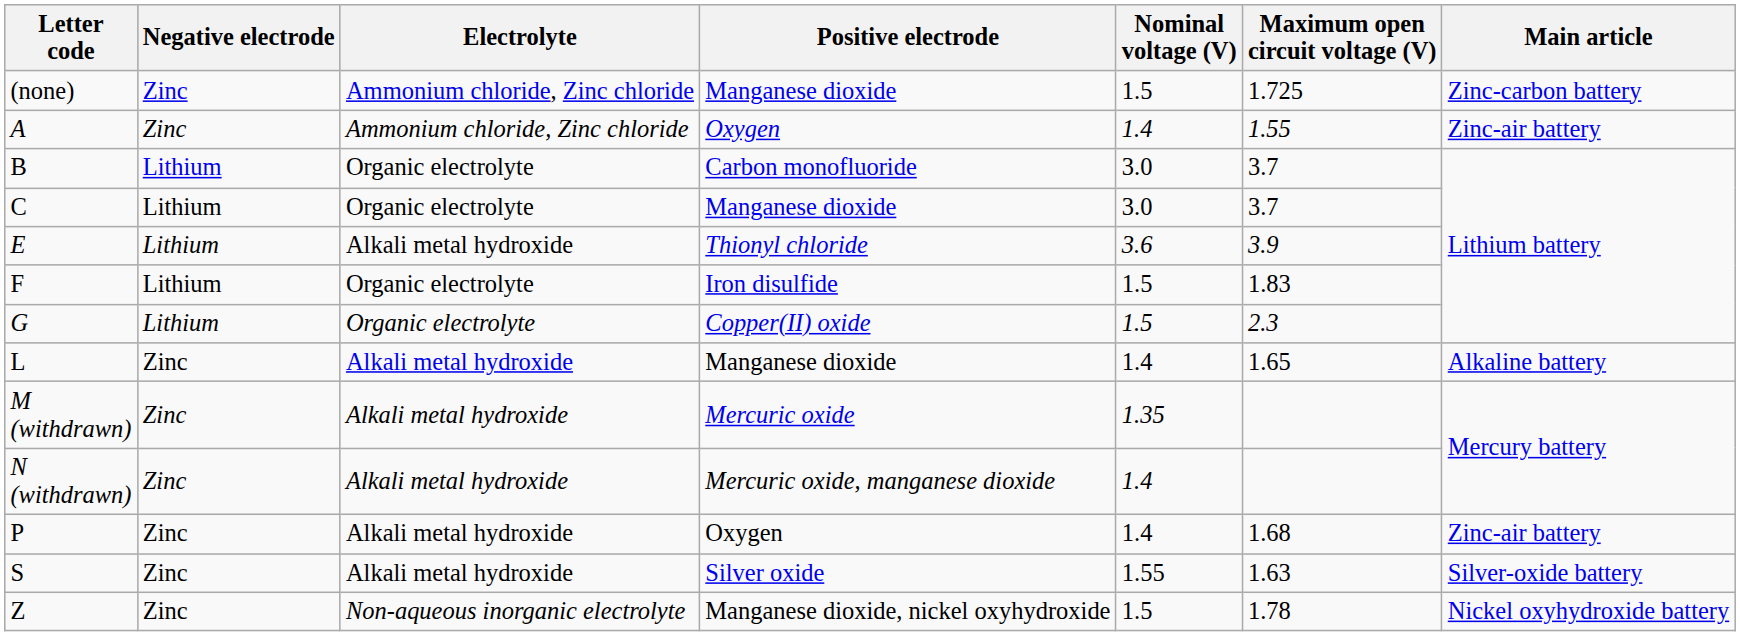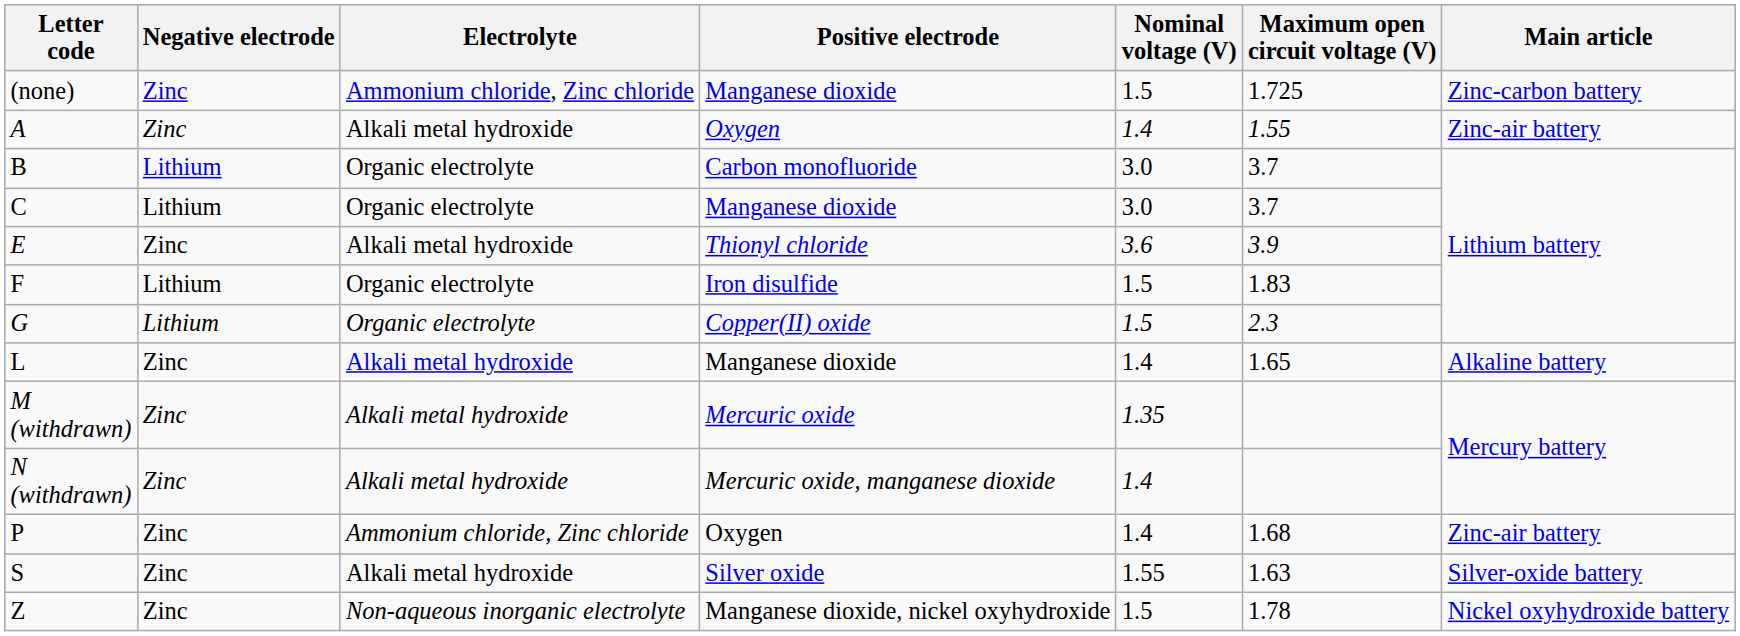(517, 129) Ammonium chloride, Zinc chloride -> (459, 129) Alkali metal hydroxide
(181, 245) Lithium -> (165, 245) Zinc
(459, 533) Alkali metal hydroxide -> (517, 533) Ammonium chloride, Zinc chloride
